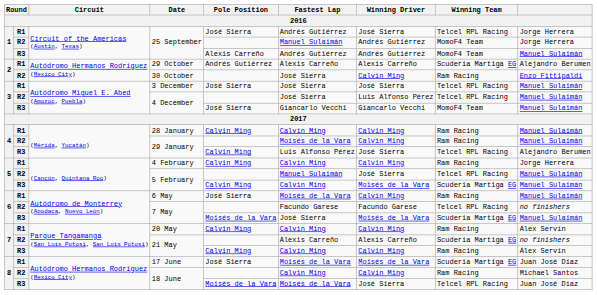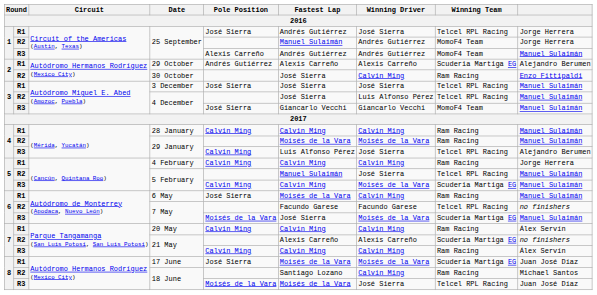(381, 141) Calvin Ming -> (394, 141) Moisés de la Vara
(303, 273) Calvin Ming -> (311, 273) Santiago Lozano
